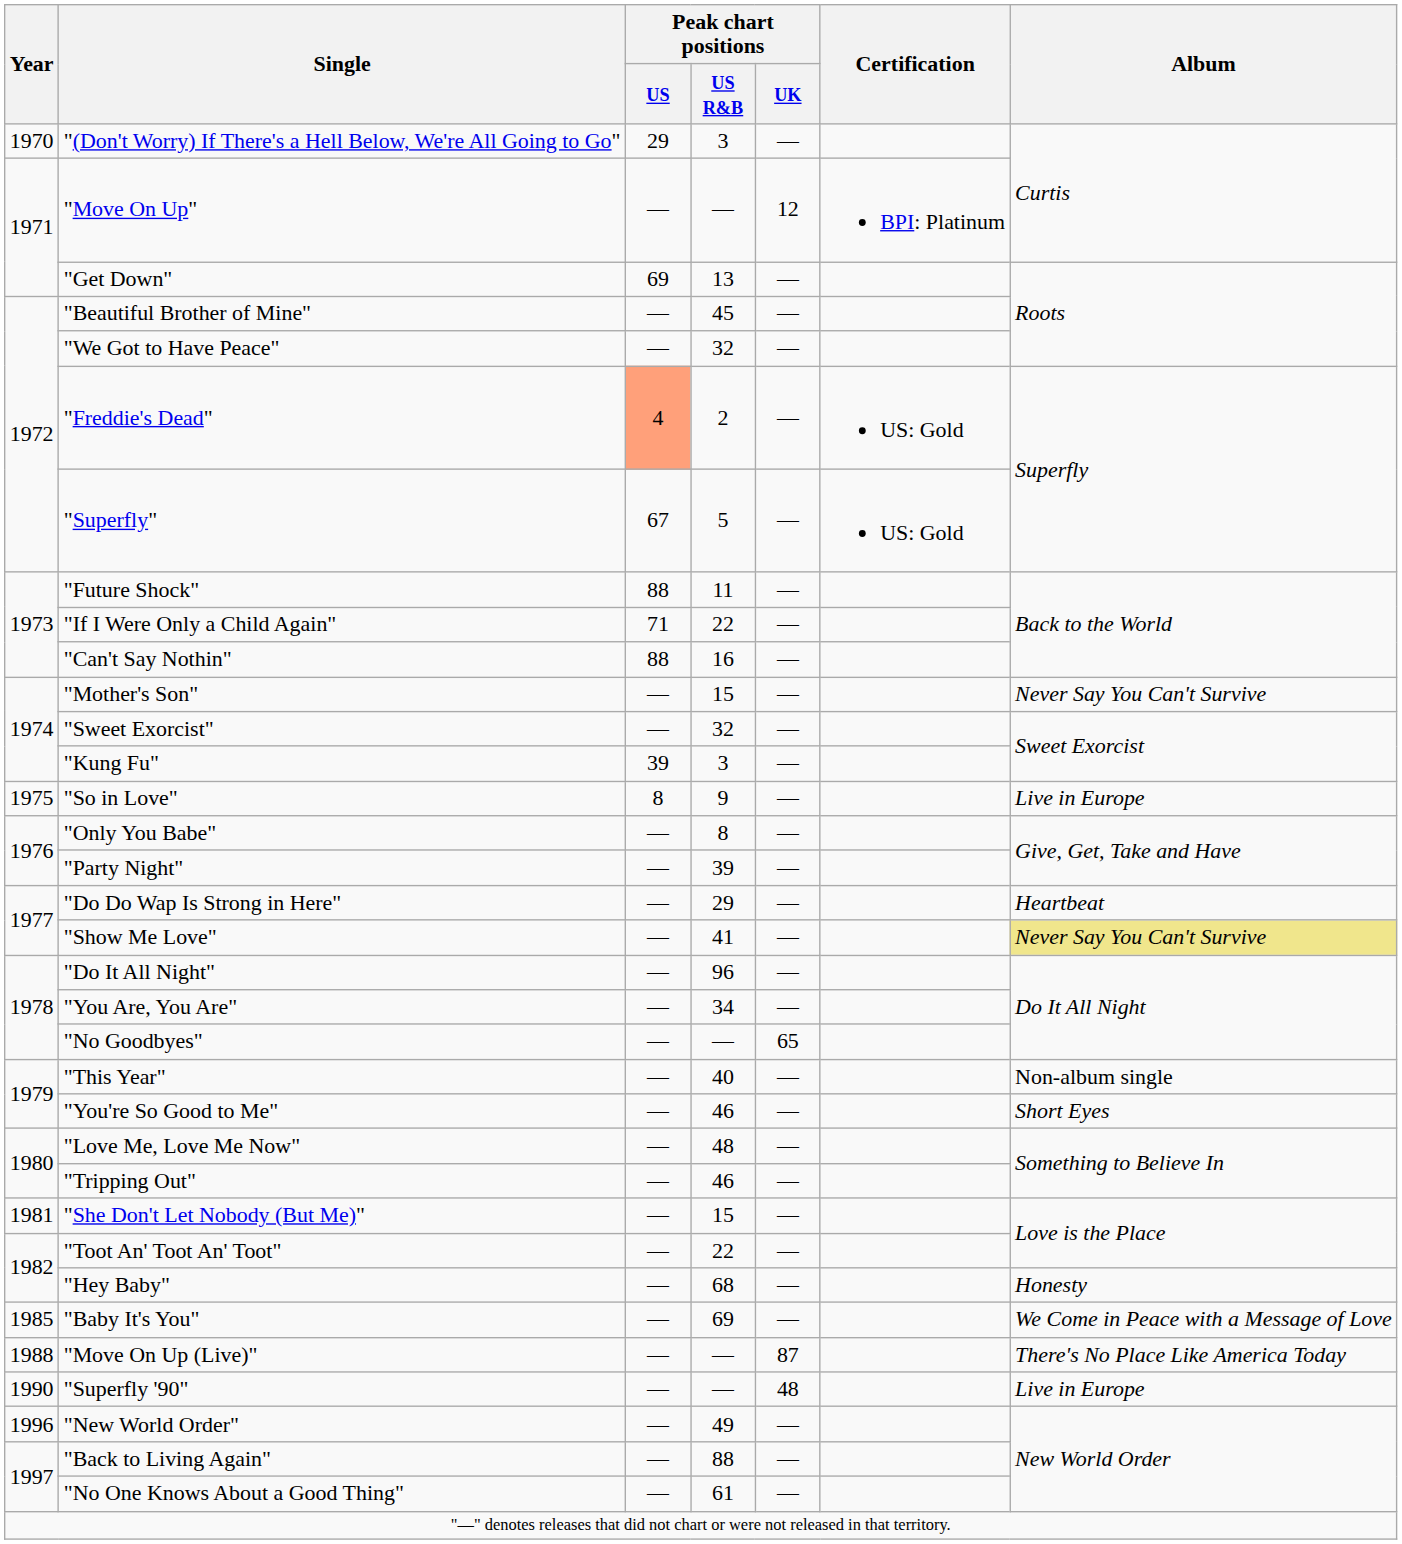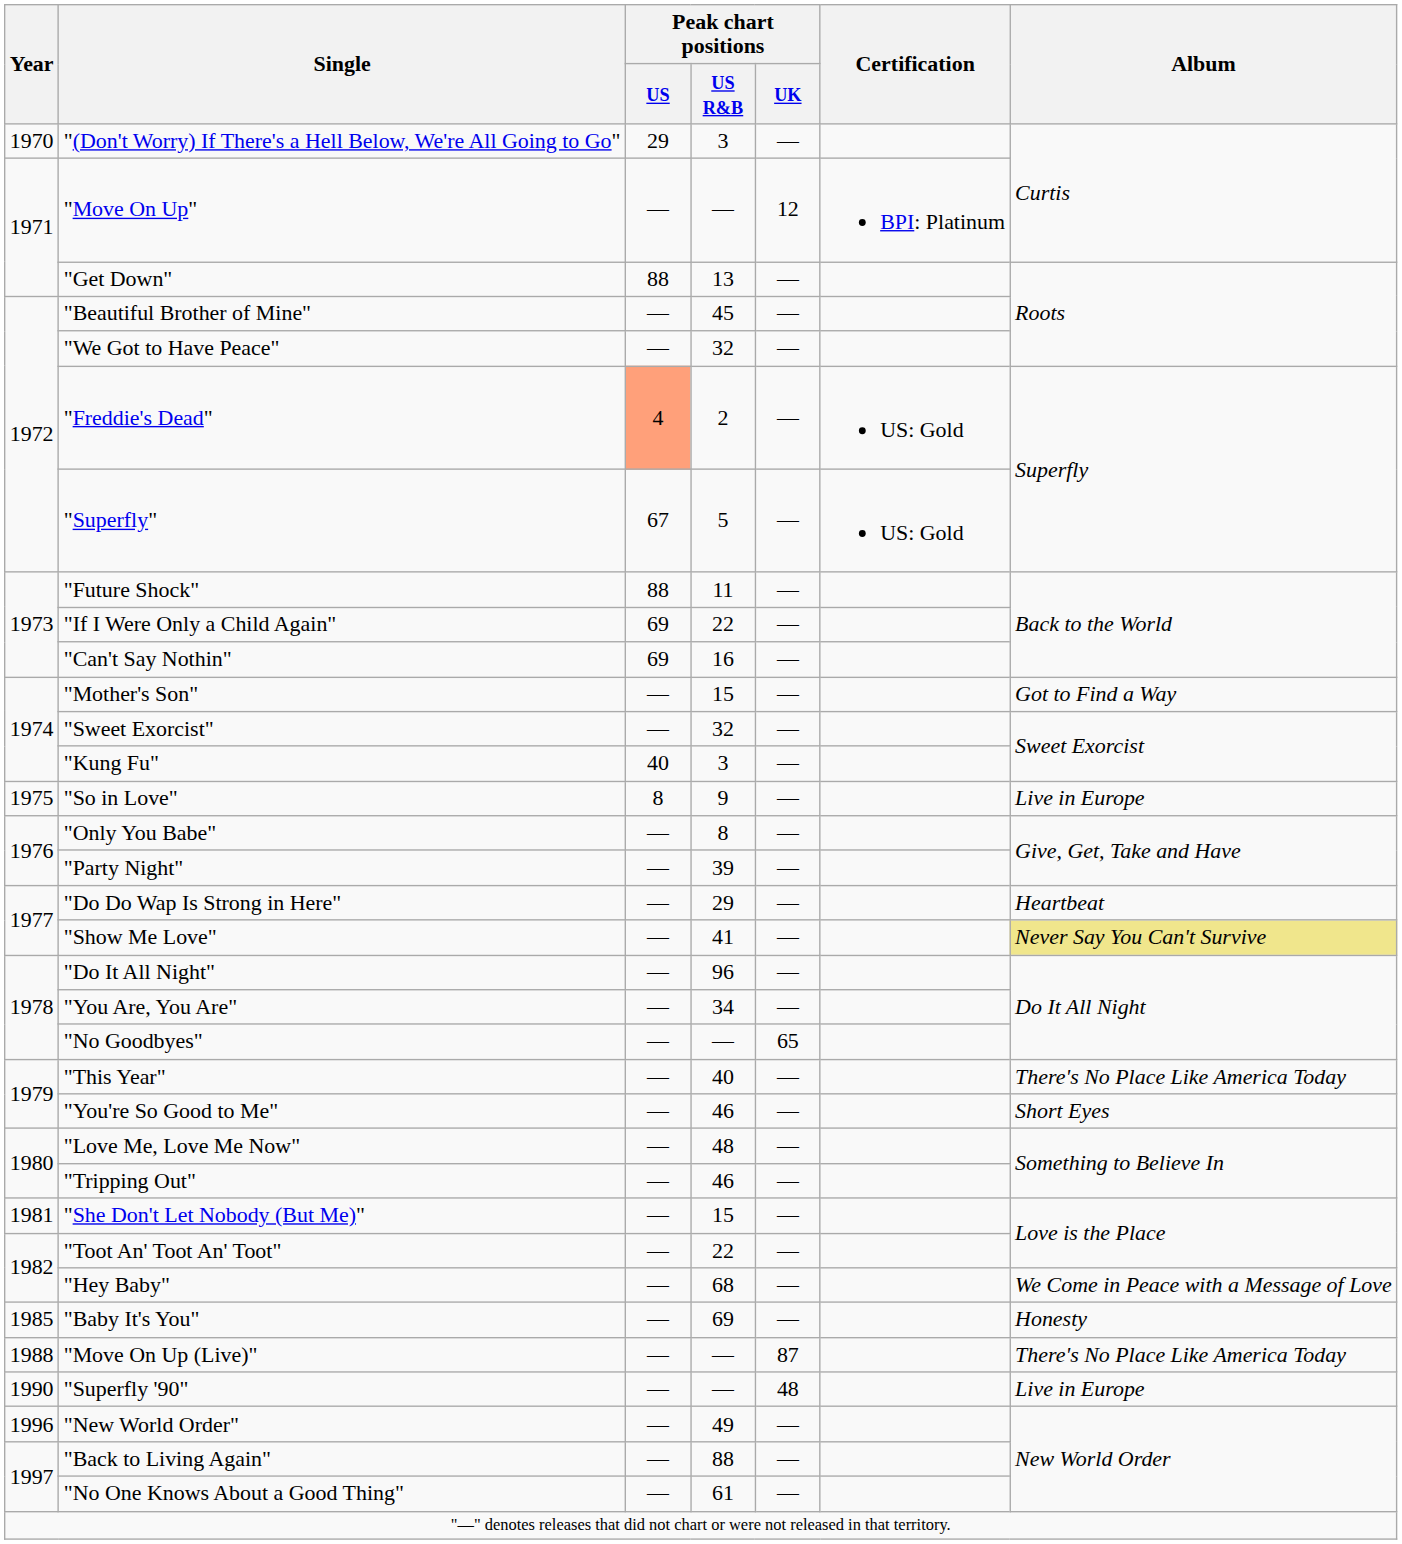(658, 278) 69 -> (658, 278) 88
(658, 624) 71 -> (658, 624) 69
(658, 659) 88 -> (658, 659) 69
(1141, 693) Never Say You Can't Survive -> (1096, 693) Got to Find a Way
(658, 763) 39 -> (658, 763) 40
(1094, 1076) Non-album single -> (1181, 1076) There's No Place Like America Today
(1051, 1284) Honesty -> (1203, 1284) We Come in Peace with a Message of Love
(1203, 1319) We Come in Peace with a Message of Love -> (1051, 1319) Honesty
